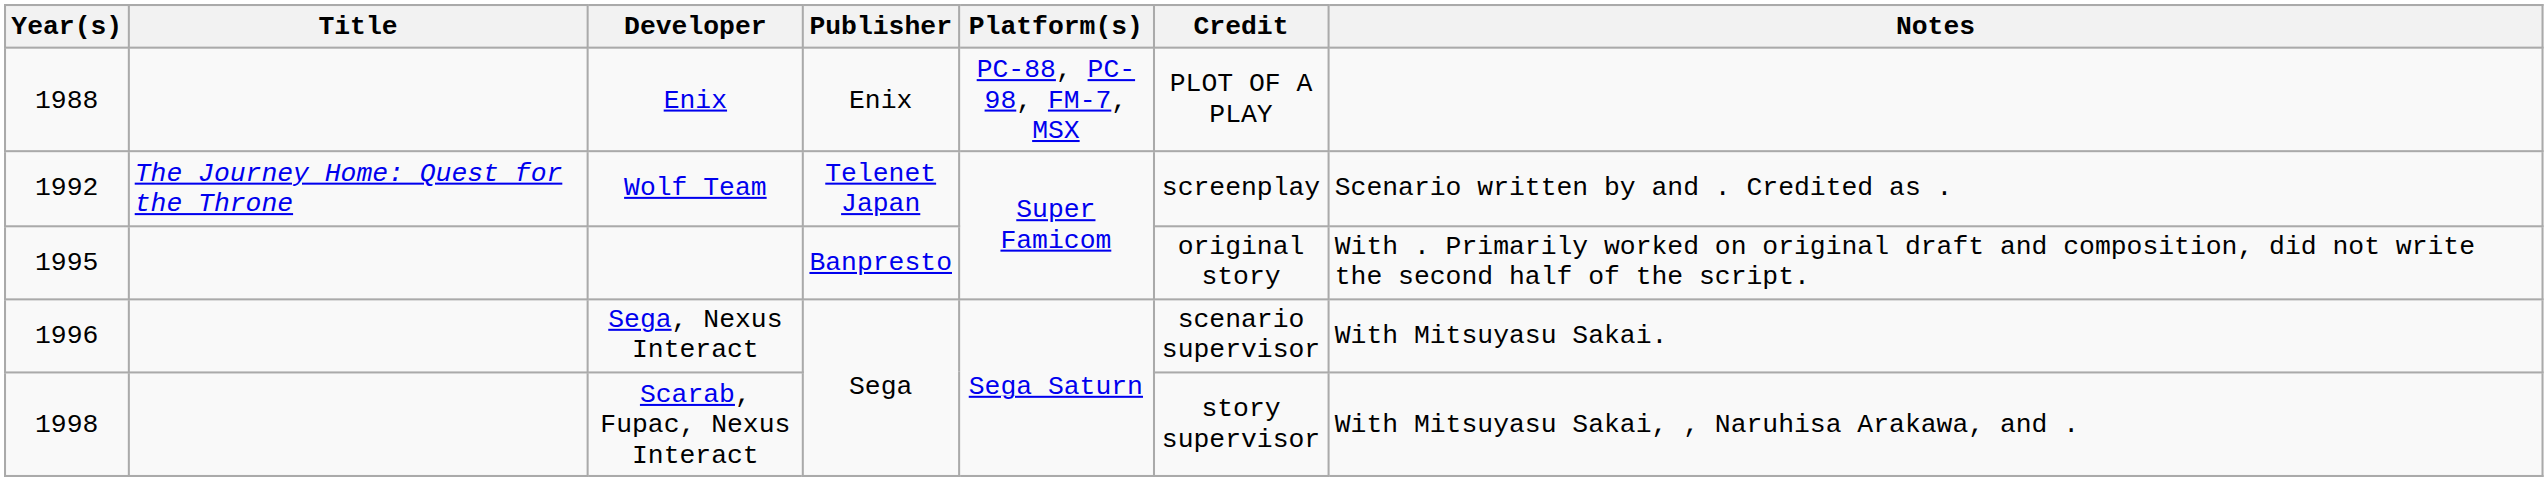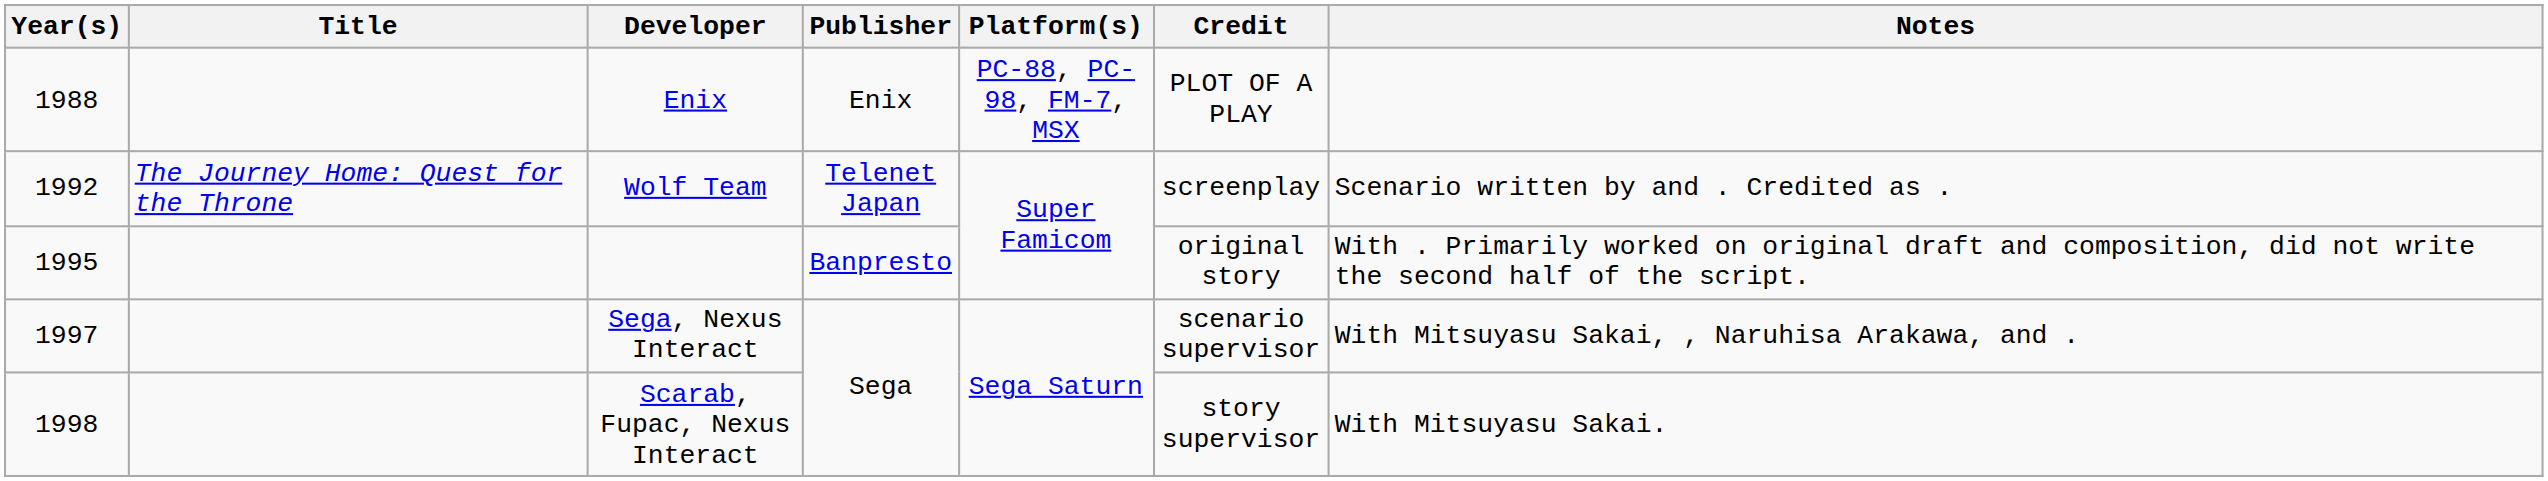(67, 336) 1996 -> (67, 336) 1997
(1501, 336) With Mitsuyasu Sakai. -> (1707, 336) With Mitsuyasu Sakai, , Naruhisa Arakawa, and .
(1707, 424) With Mitsuyasu Sakai, , Naruhisa Arakawa, and . -> (1501, 424) With Mitsuyasu Sakai.
